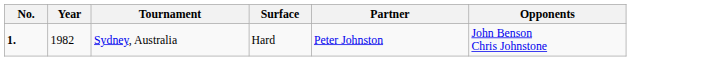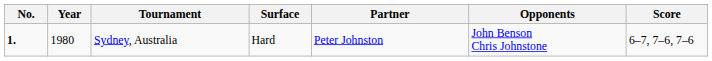+ column: (667, 13)
(62, 39) 1982 -> (62, 39) 1980
